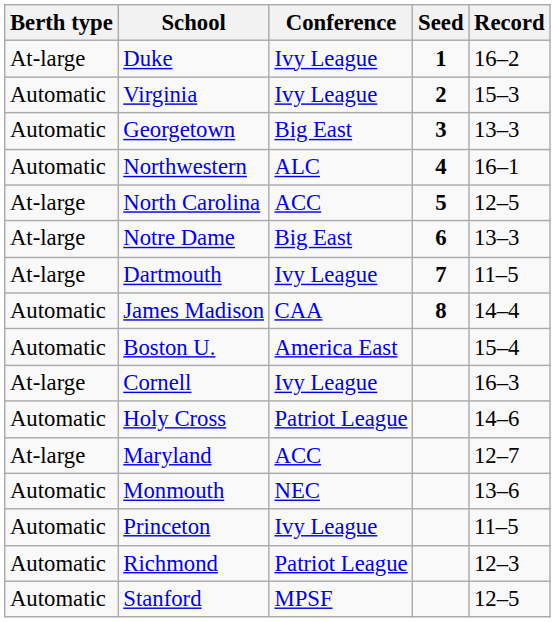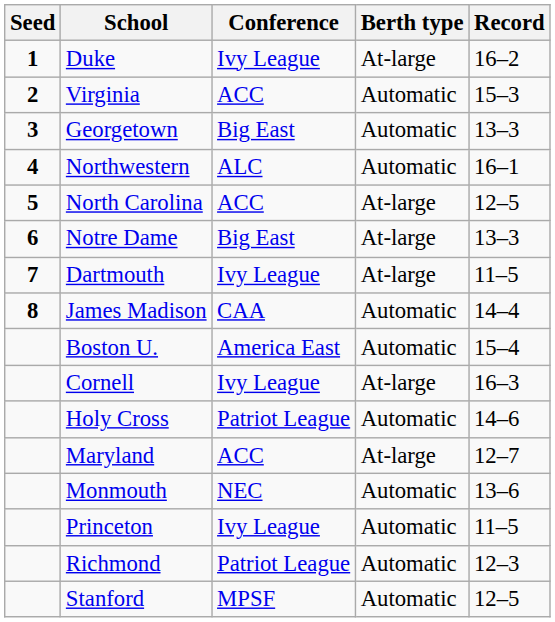columns swapped: (441, 22) <-> (61, 22)
(326, 94) Ivy League -> (240, 94) ACC
